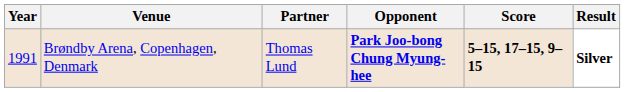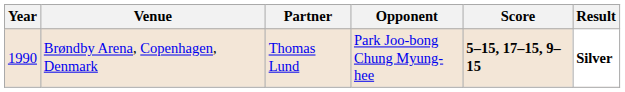(22, 58) 1991 -> (22, 58) 1990
(398, 58) bold -> (399, 58) normal
